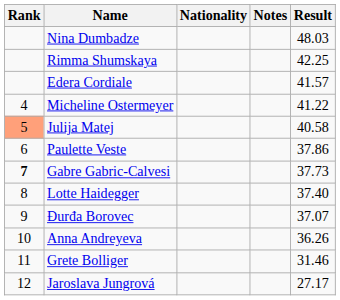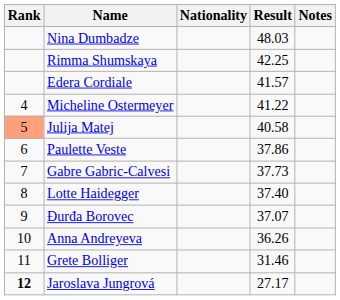columns swapped: (313, 15) <-> (270, 15)
(24, 171) bold -> (24, 171) normal
(24, 283) normal -> (24, 283) bold
